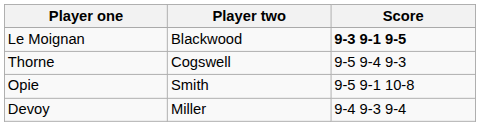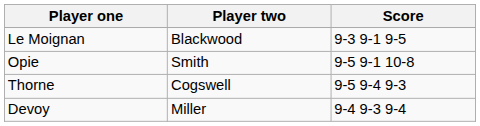(370, 39) bold -> (370, 39) normal
rows swapped: (23, 86) <-> (31, 62)
